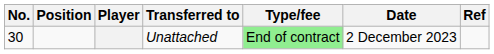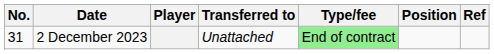columns swapped: (64, 15) <-> (401, 15)
(15, 37) 30 -> (15, 37) 31
